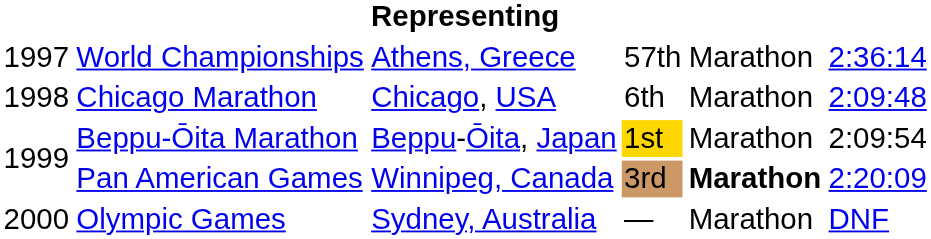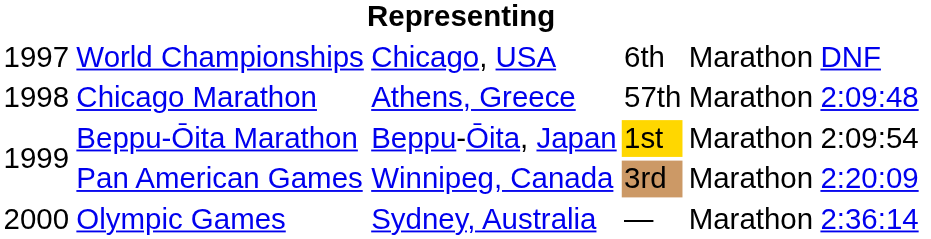(473, 57) Athens, Greece -> (464, 57) Chicago, USA
(653, 57) 57th -> (645, 57) 6th
(878, 57) 2:36:14 -> (851, 57) DNF
(464, 97) Chicago, USA -> (473, 97) Athens, Greece
(645, 97) 6th -> (653, 97) 57th
(755, 178) bold -> (751, 178) normal
(859, 219) DNF -> (870, 219) 2:36:14
